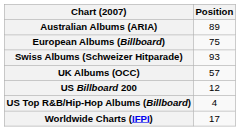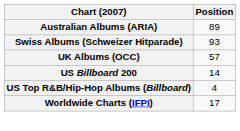- row: (99, 42)
(214, 88) 12 -> (214, 73) 14
